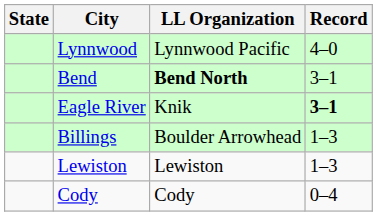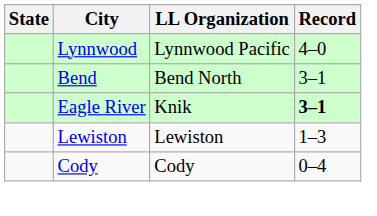(201, 78) bold -> (198, 78) normal
- row: (87, 136)
